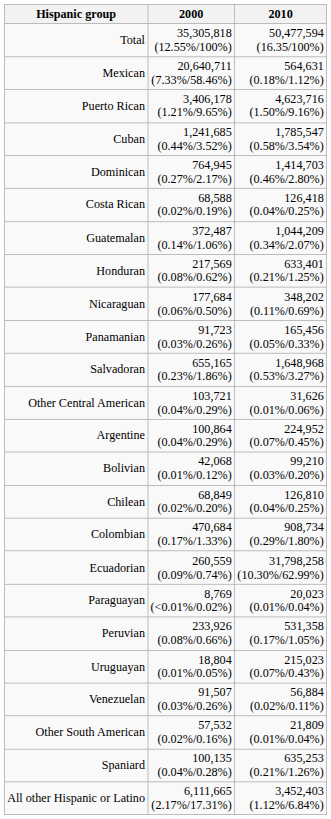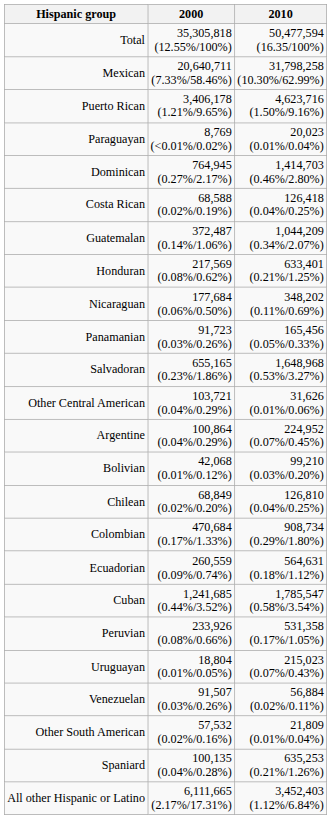(287, 73) 564,631 (0.18%/1.12%) -> (281, 73) 31,798,258 (10.30%/62.99%)
rows swapped: (129, 139) <-> (117, 600)
(281, 567) 31,798,258 (10.30%/62.99%) -> (287, 567) 564,631 (0.18%/1.12%)
